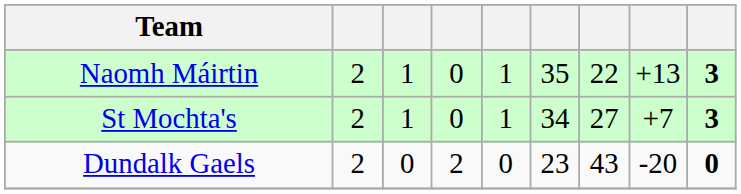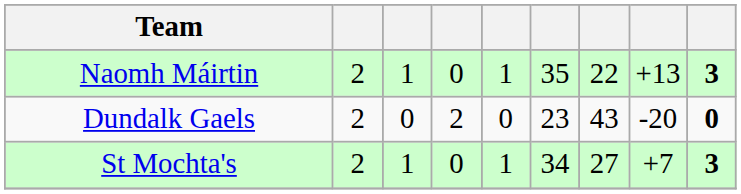rows swapped: (169, 118) <-> (169, 164)
